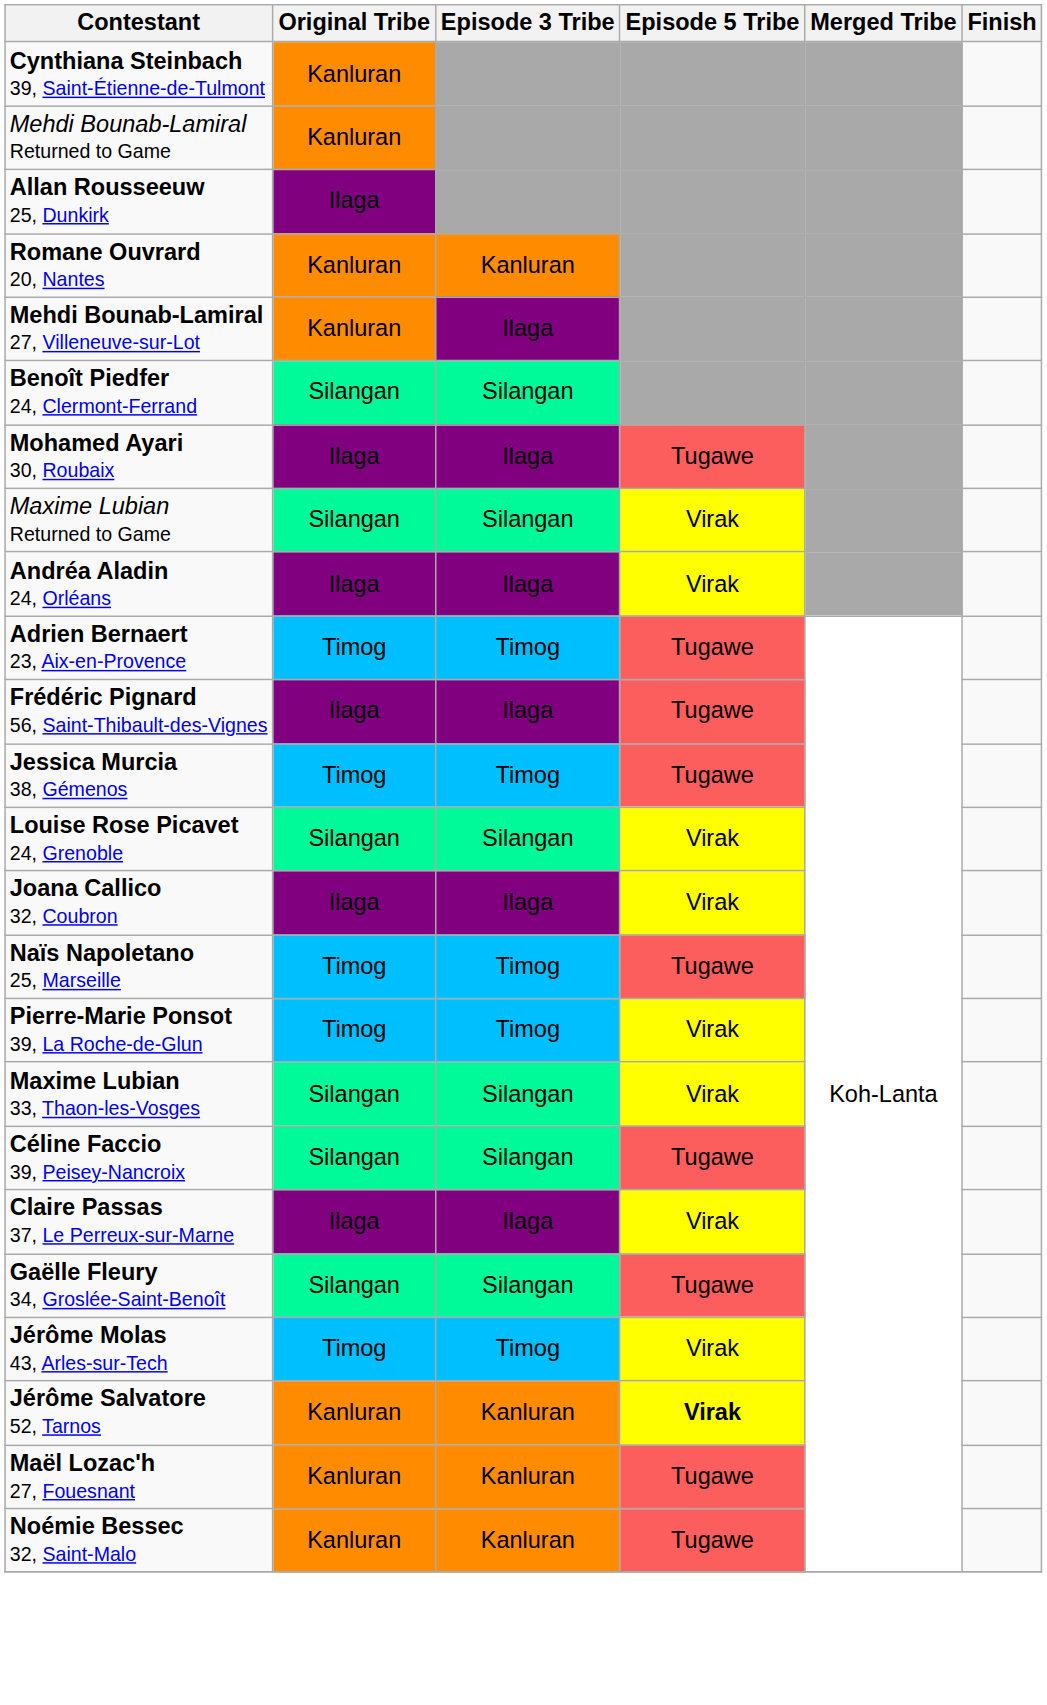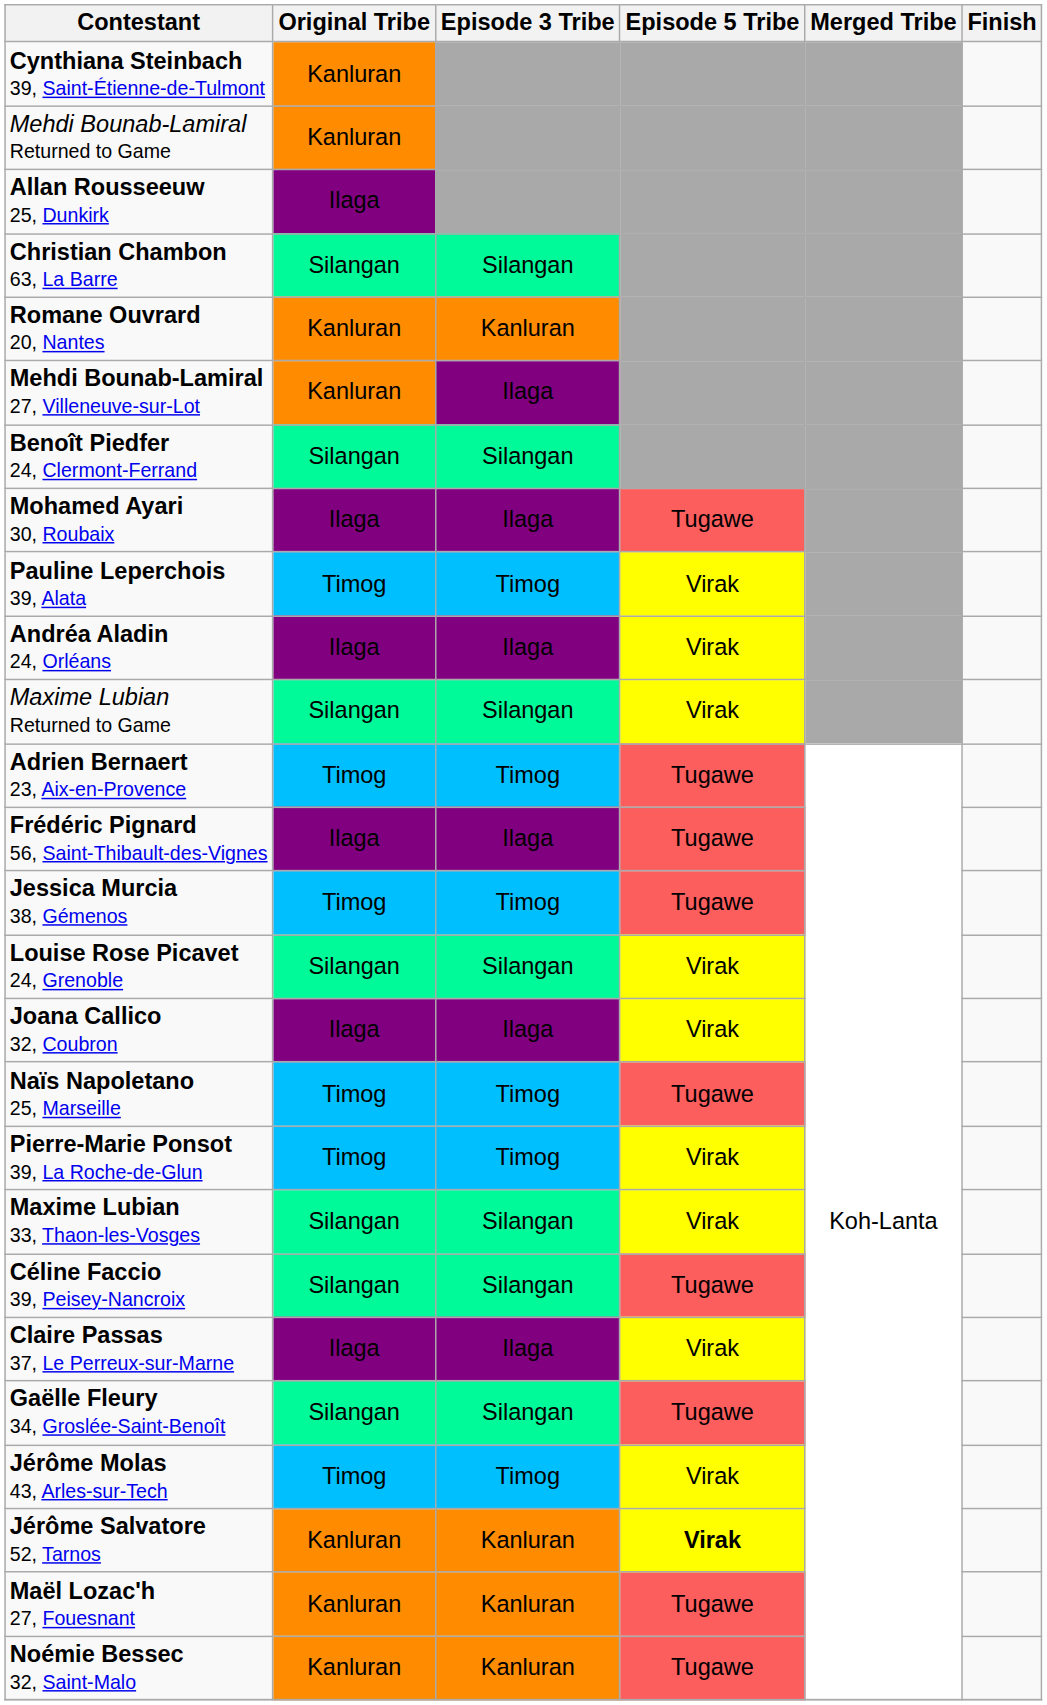+ row: (118, 264)
+ row: (118, 583)
rows swapped: (89, 583) <-> (90, 520)
